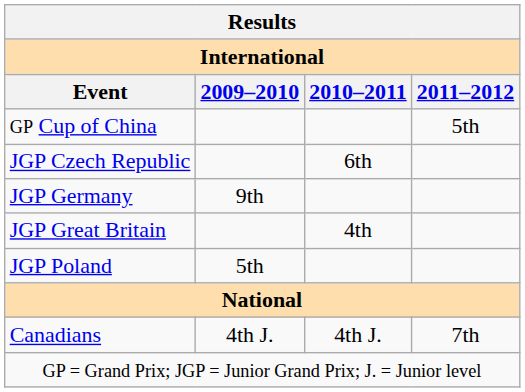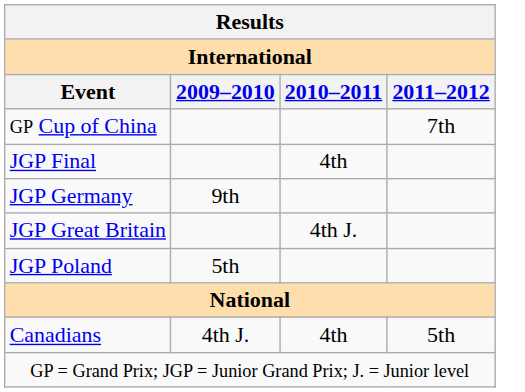(465, 126) 5th -> (441, 126) 7th
+ row: (53, 160)
- row: (100, 160)
(358, 230) 4th -> (334, 230) 4th J.
(358, 334) 4th J. -> (334, 334) 4th
(465, 334) 7th -> (441, 334) 5th
